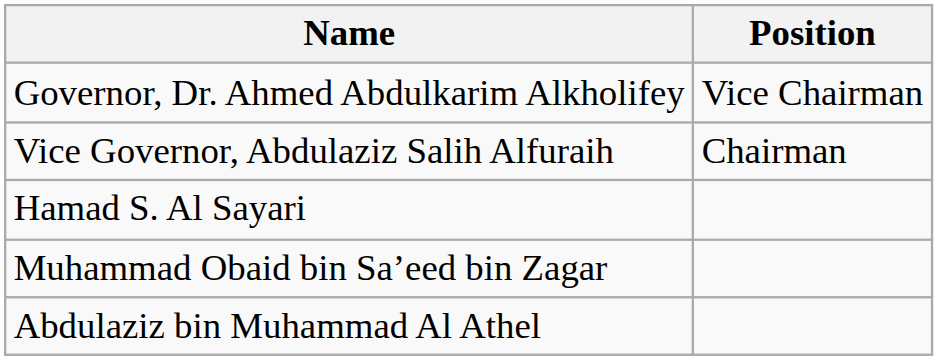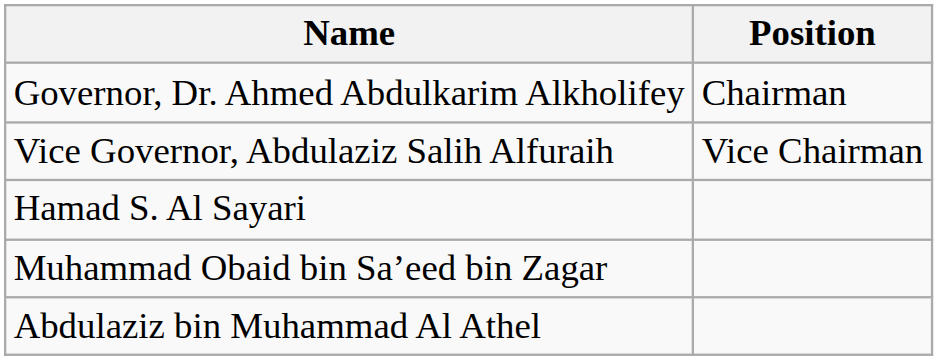(812, 92) Vice Chairman -> (774, 92) Chairman
(774, 150) Chairman -> (812, 150) Vice Chairman
